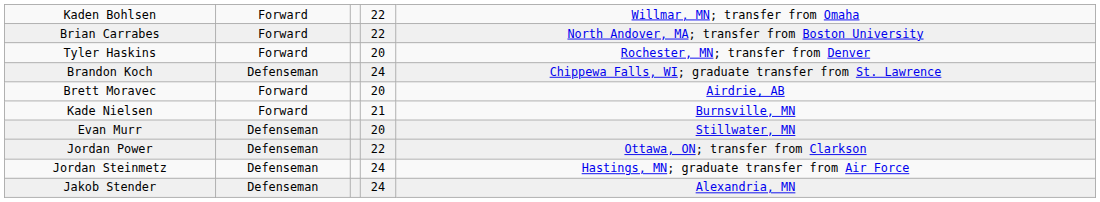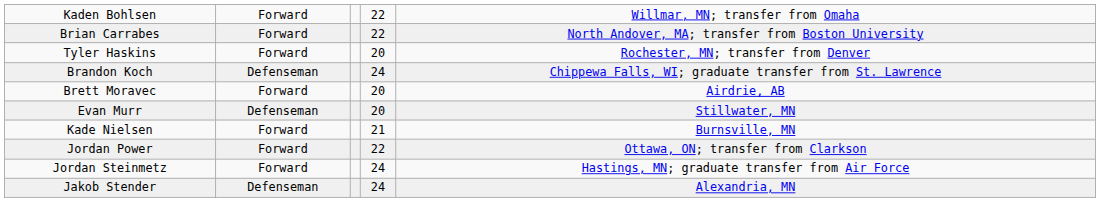rows swapped: (110, 130) <-> (110, 110)
(283, 149) Defenseman -> (283, 149) Forward
(283, 168) Defenseman -> (283, 168) Forward
